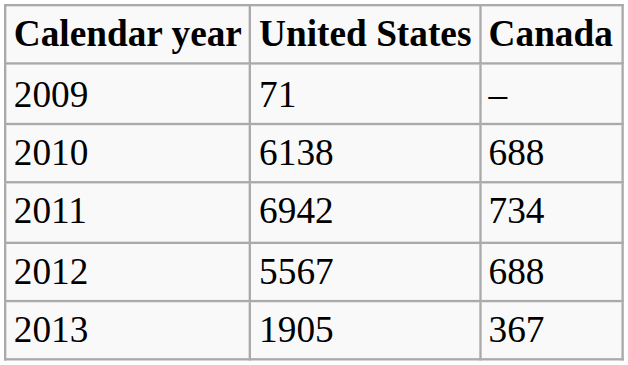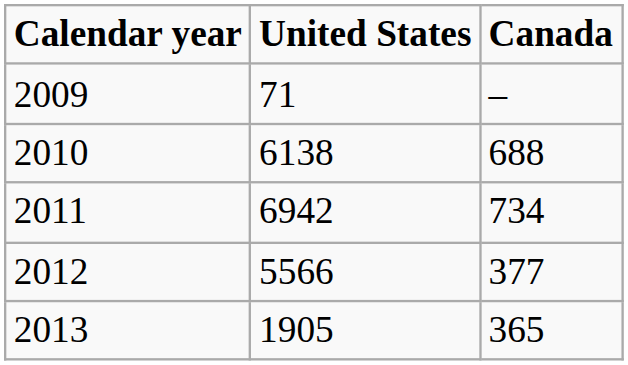(296, 270) 5567 -> (296, 270) 5566
(517, 270) 688 -> (517, 270) 377
(517, 329) 367 -> (517, 329) 365
